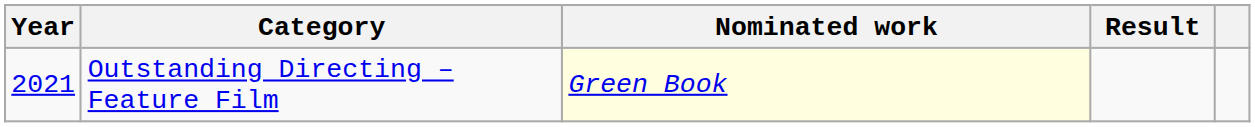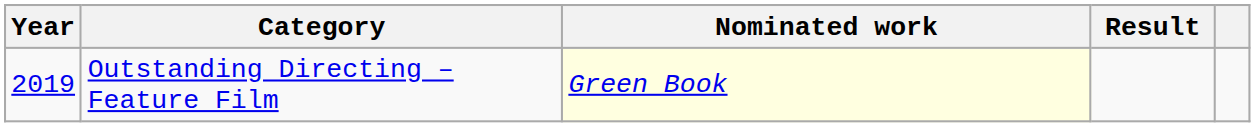(43, 85) 2021 -> (43, 85) 2019
